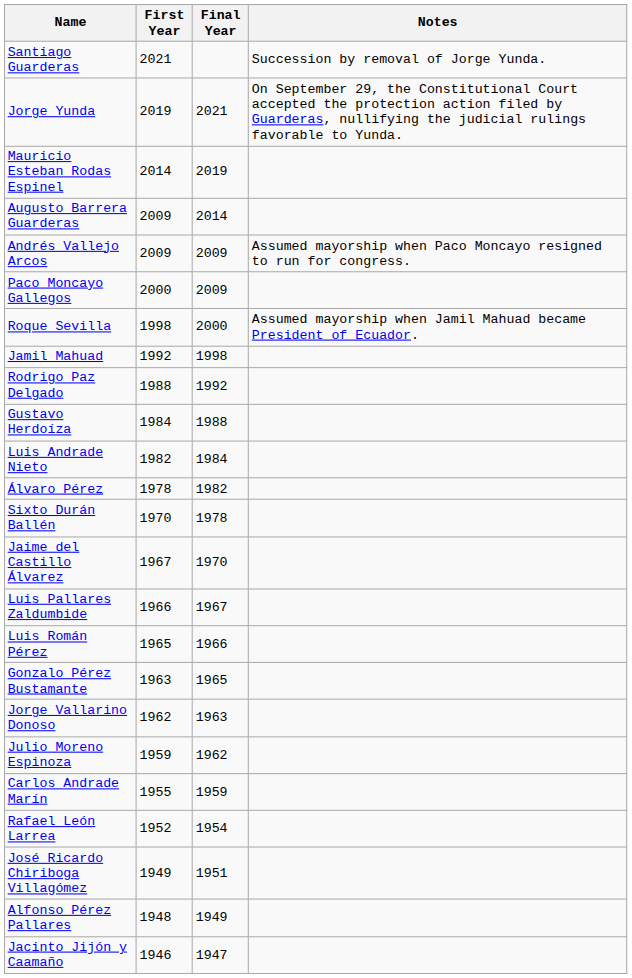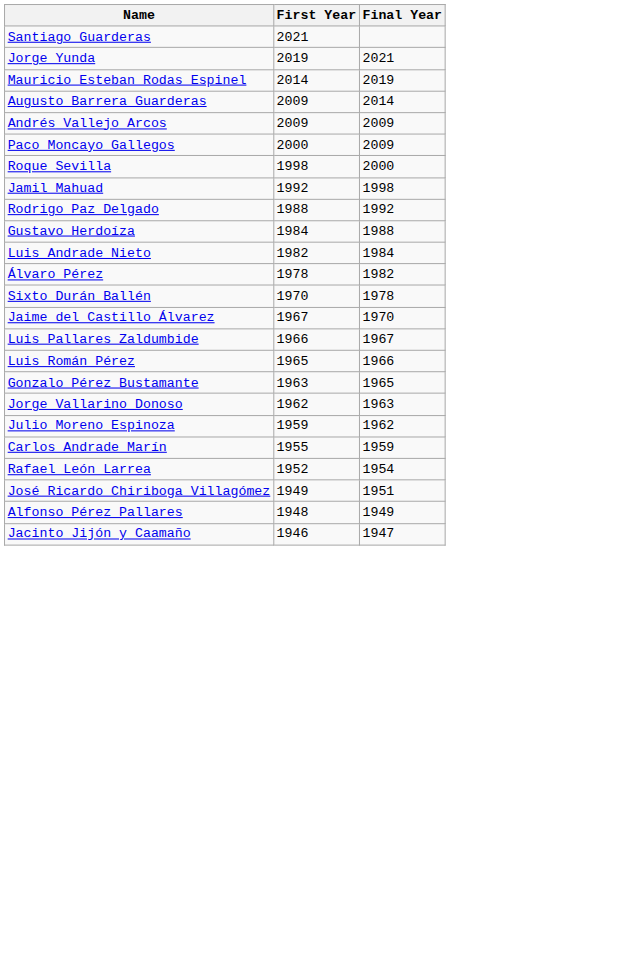- column: (438, 23)
